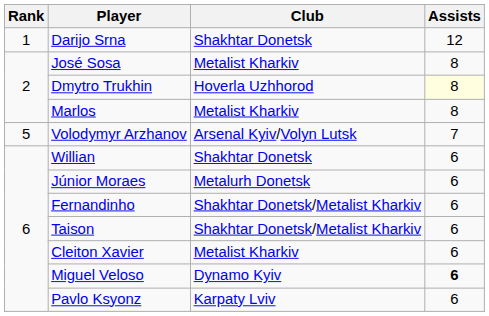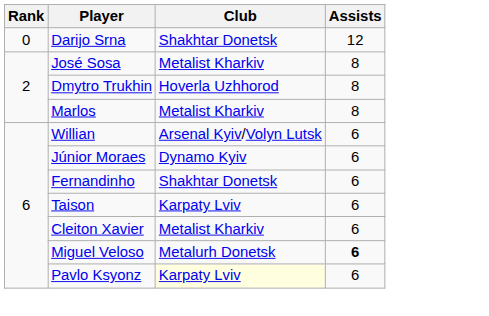(26, 39) 1 -> (26, 39) 0
(454, 87) lightyellow background -> (355, 87) no background
- row: (119, 134)
(253, 157) Shakhtar Donetsk -> (240, 134) Arsenal Kyiv/Volyn Lutsk
(252, 181) Metalurh Donetsk -> (203, 157) Dynamo Kyiv
(307, 205) Shakhtar Donetsk/Metalist Kharkiv -> (218, 181) Shakhtar Donetsk
(307, 228) Shakhtar Donetsk/Metalist Kharkiv -> (200, 205) Karpaty Lviv
(237, 275) Dynamo Kyiv -> (217, 252) Metalurh Donetsk
(235, 299) no background -> (200, 275) lightyellow background
